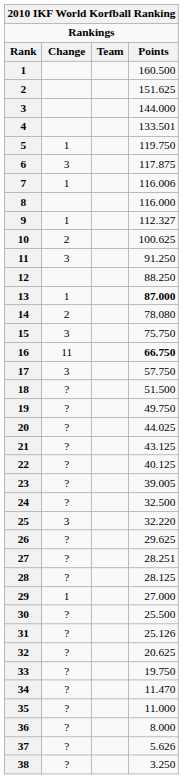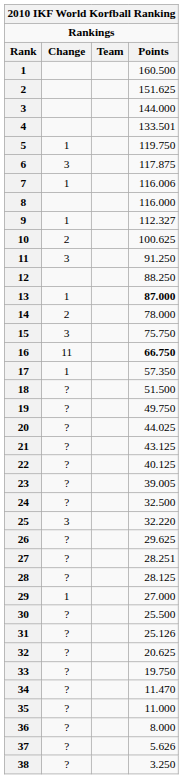(160, 314) 78.080 -> (160, 314) 78.000
(67, 370) 3 -> (67, 370) 1
(160, 370) 57.750 -> (160, 370) 57.350
